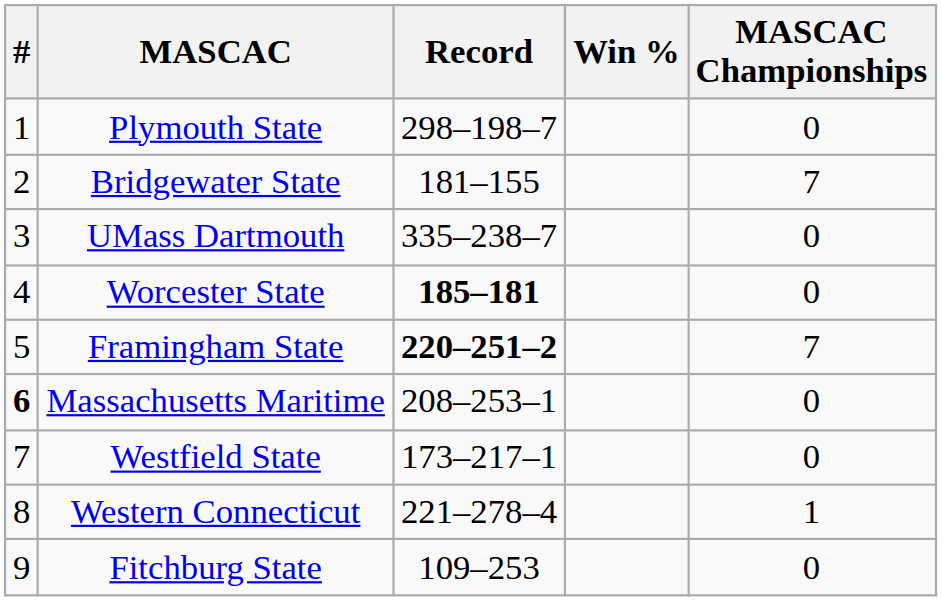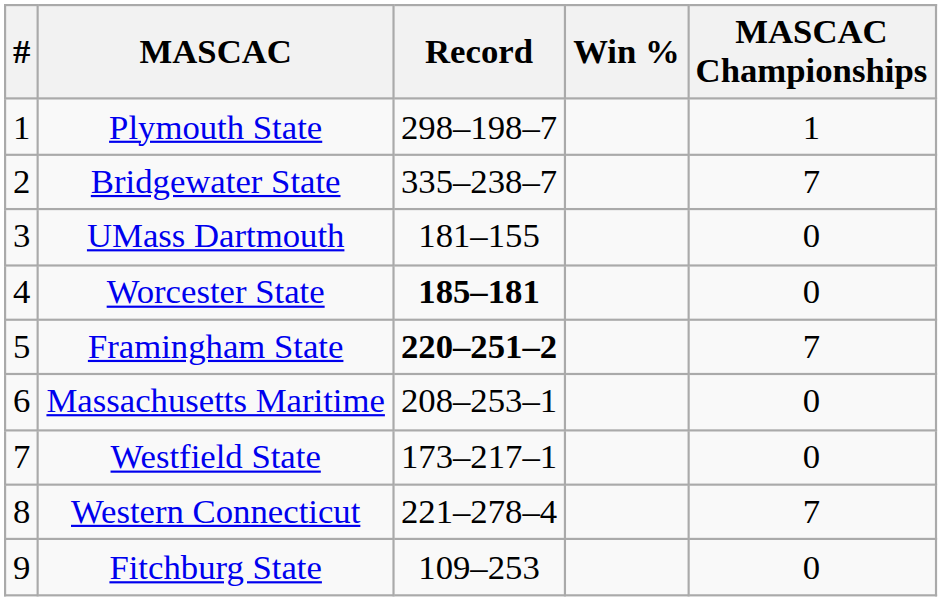(811, 126) 0 -> (811, 126) 1
(479, 181) 181–155 -> (479, 181) 335–238–7
(479, 236) 335–238–7 -> (479, 236) 181–155
(22, 401) bold -> (22, 401) normal
(811, 511) 1 -> (811, 511) 7
